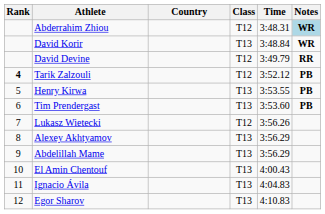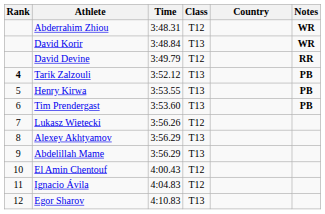columns swapped: (189, 12) <-> (275, 12)
(306, 28) lightblue background -> (306, 28) no background
(244, 75) T12 -> (196, 75) T13
(244, 169) T13 -> (196, 169) T12
(244, 185) T13 -> (196, 185) T12
